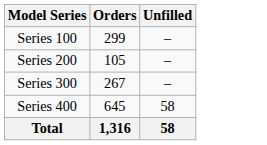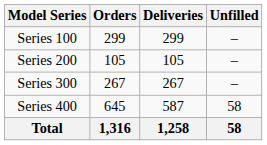+ column: (173, 15)
